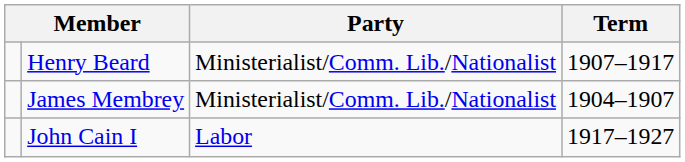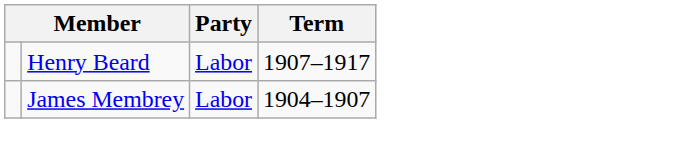(376, 61) Ministerialist/Comm. Lib./Nationalist -> (224, 61) Labor
(376, 99) Ministerialist/Comm. Lib./Nationalist -> (224, 99) Labor
- row: (82, 136)
